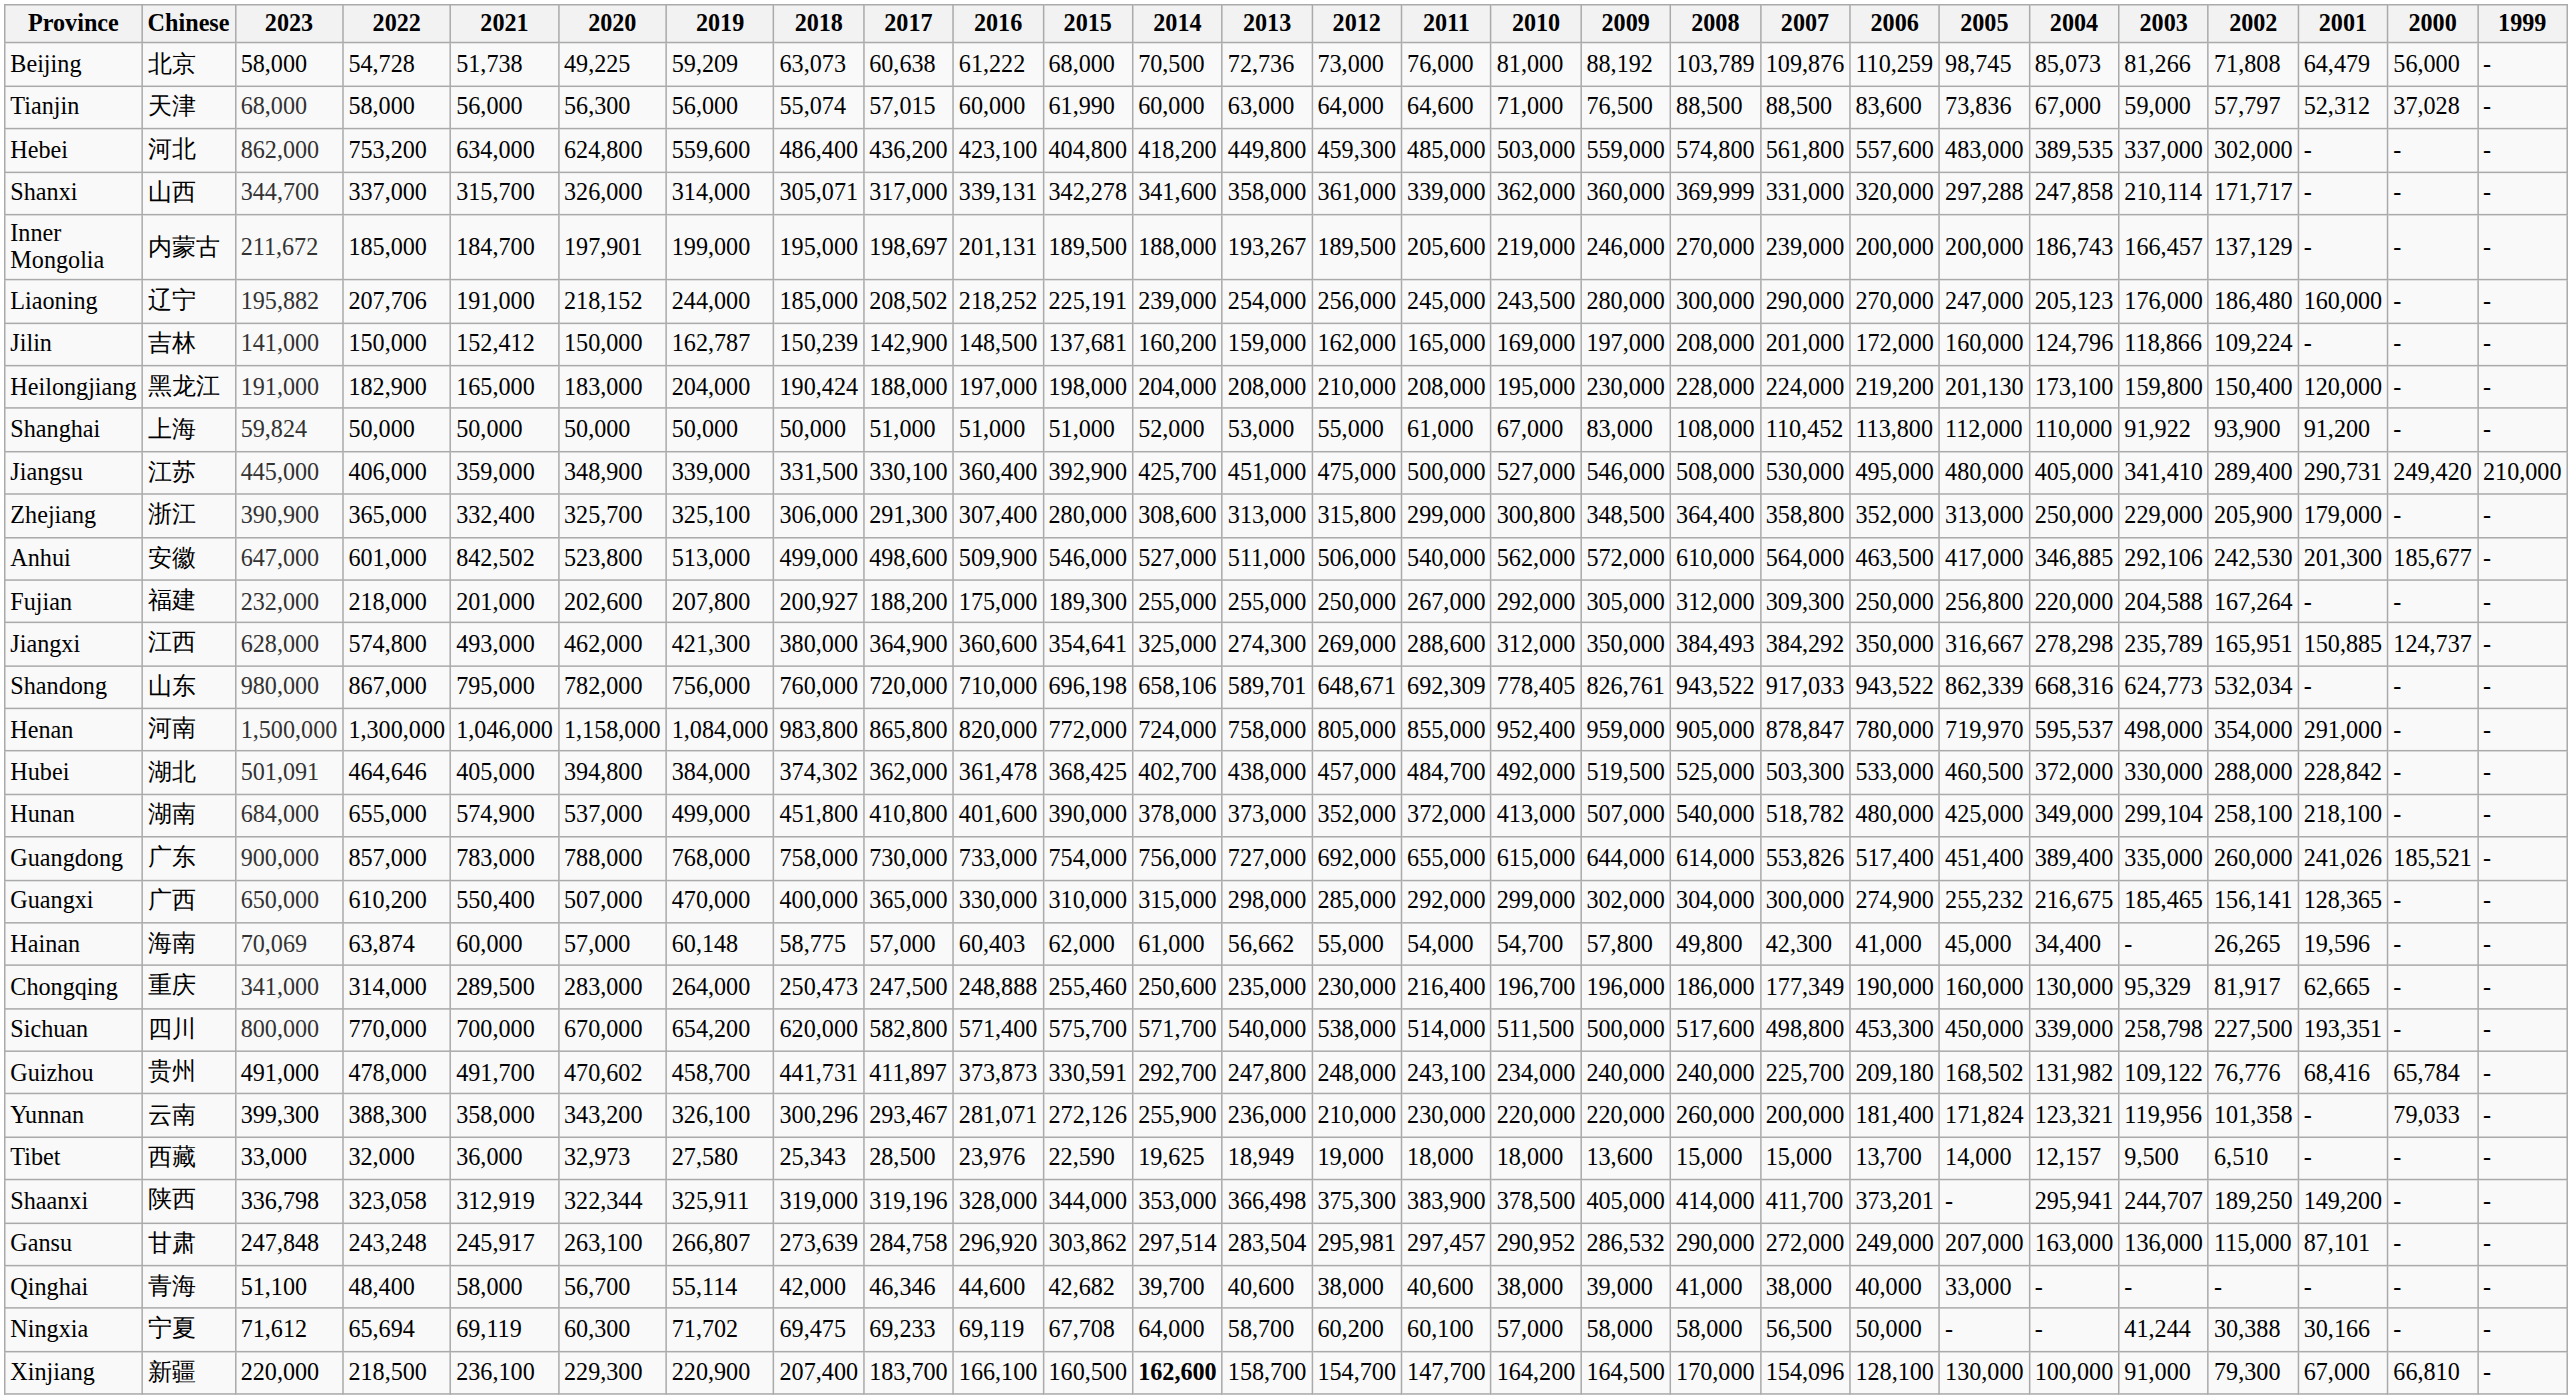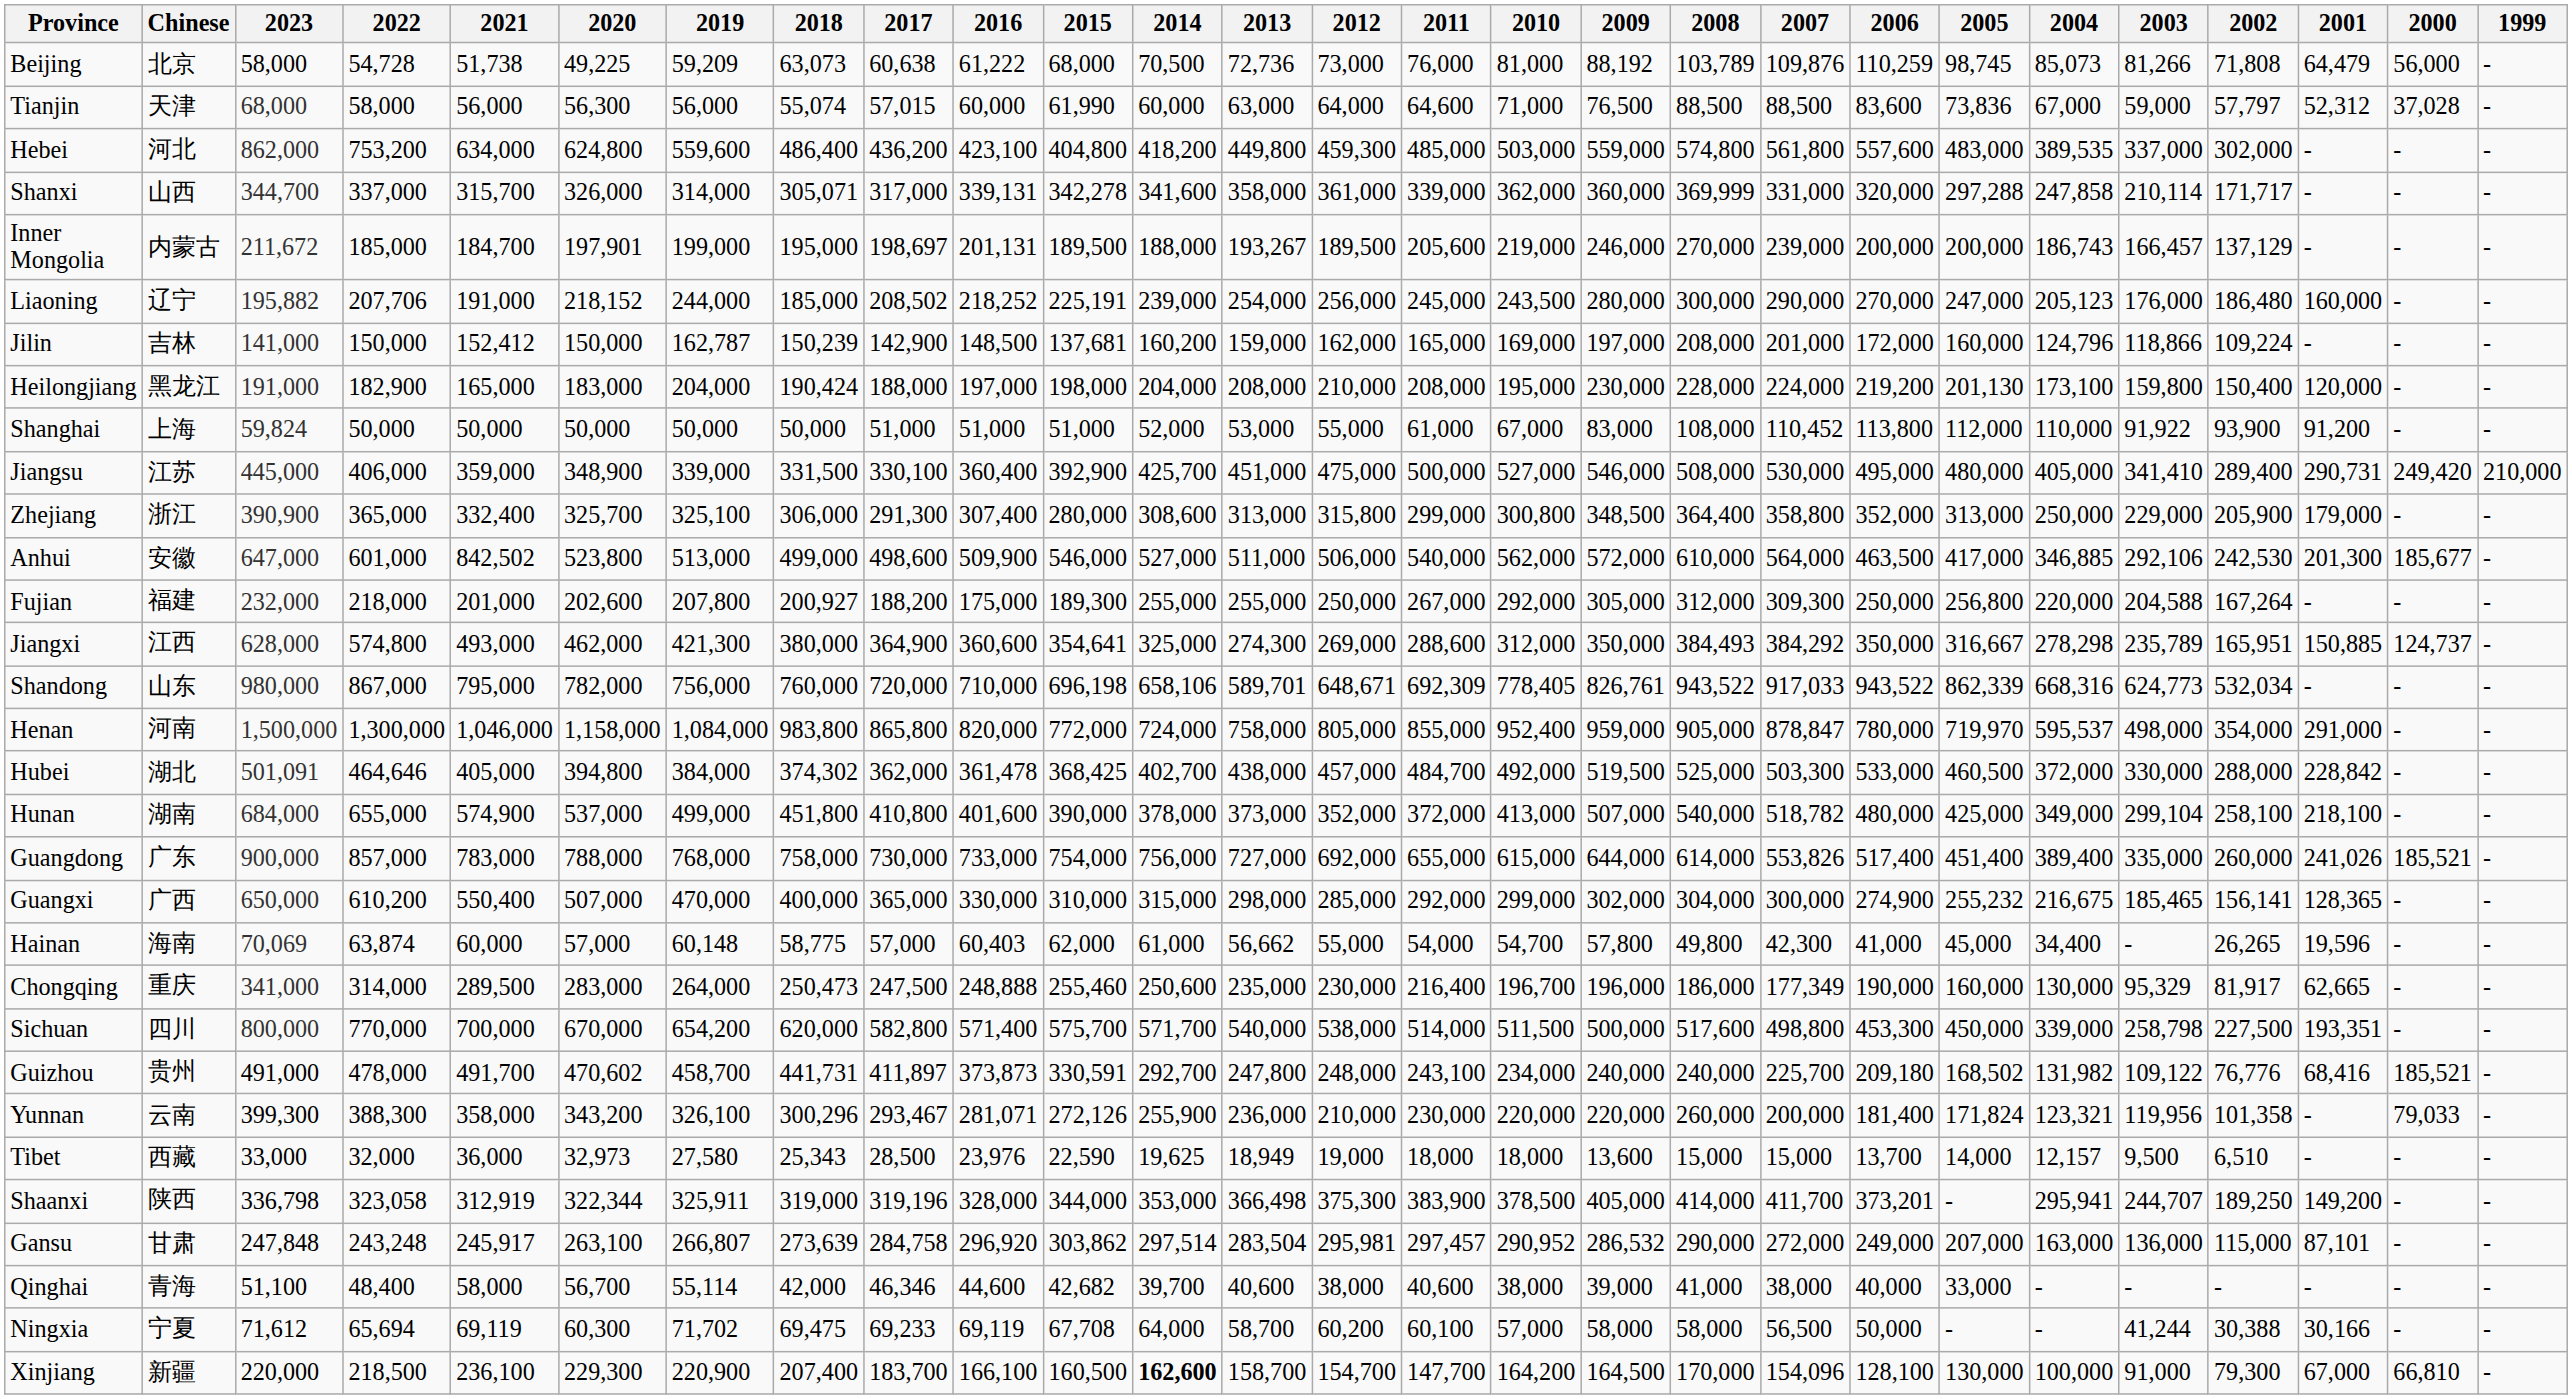(2427, 1072) 65,784 -> (2433, 1072) 185,521
